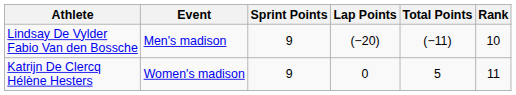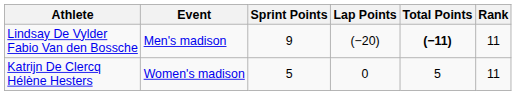(437, 41) normal -> (437, 41) bold
(493, 41) 10 -> (493, 41) 11
(289, 74) 9 -> (289, 74) 5
